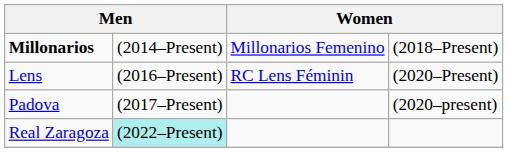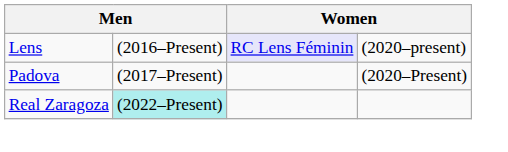- row: (51, 47)
(292, 76) no background -> (292, 47) lavender background
(445, 76) (2020–Present) -> (414, 47) (2020–present)
(445, 104) (2020–present) -> (414, 76) (2020–Present)
